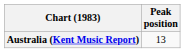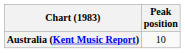(161, 39) 13 -> (161, 39) 10
